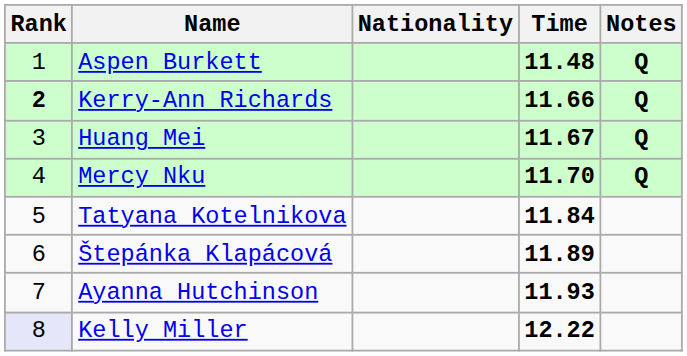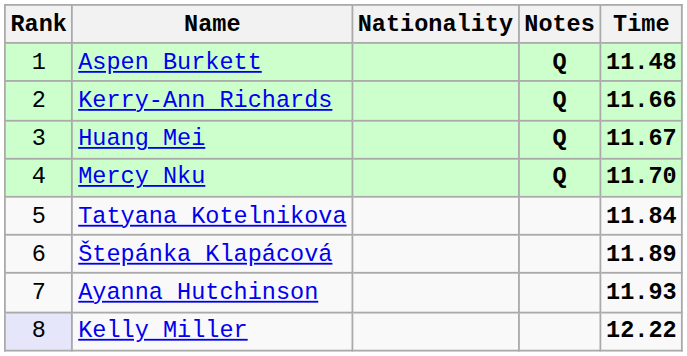columns swapped: (560, 24) <-> (641, 24)
(39, 101) bold -> (39, 101) normal
